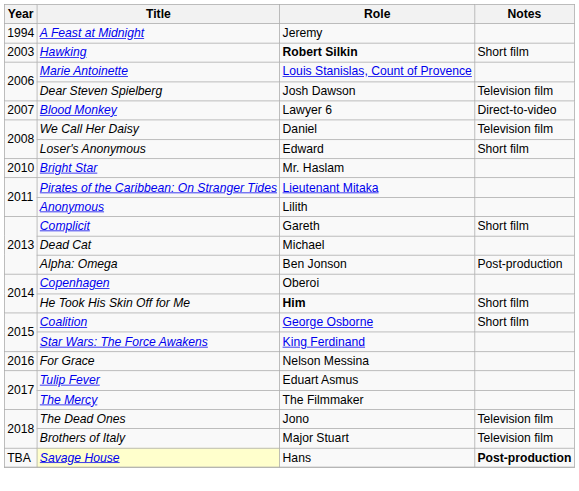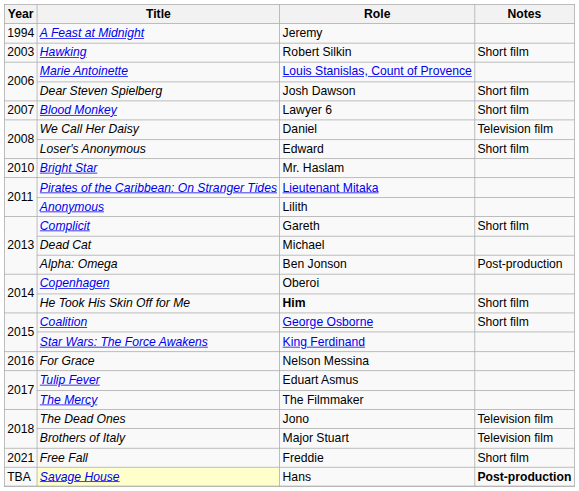(320, 52) bold -> (317, 52) normal
(515, 91) Television film -> (503, 91) Short film
(517, 110) Direct-to-video -> (503, 110) Short film
+ row: (64, 457)
